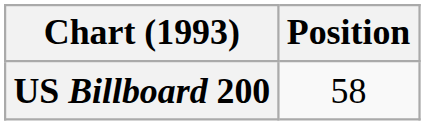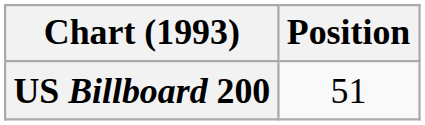(349, 89) 58 -> (349, 89) 51
